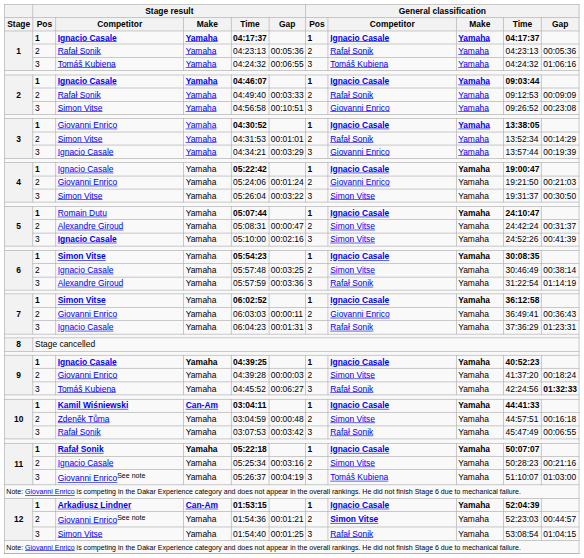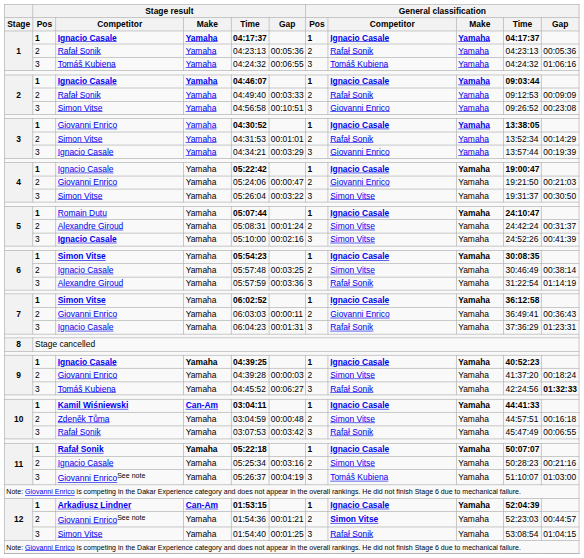(287, 182) 00:01:24 -> (287, 182) 00:00:47
(287, 226) 00:00:47 -> (287, 226) 00:01:24
